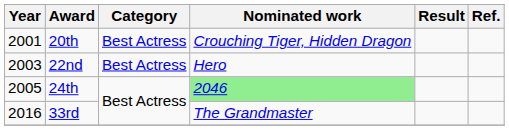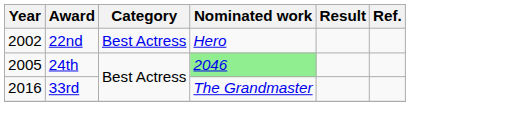- row: (64, 40)
(25, 64) 2003 -> (25, 40) 2002
